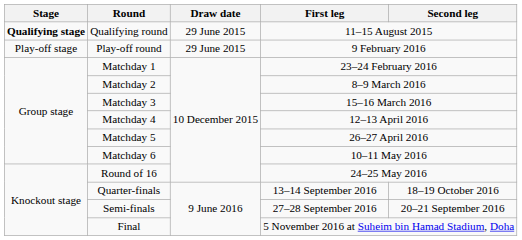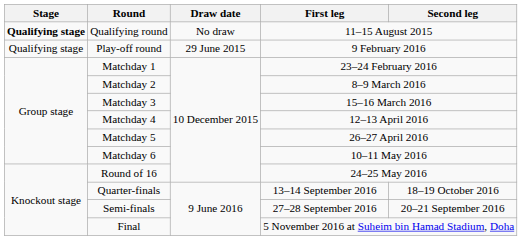(215, 31) 29 June 2015 -> (215, 31) No draw
(46, 48) Play-off stage -> (46, 48) Qualifying stage
